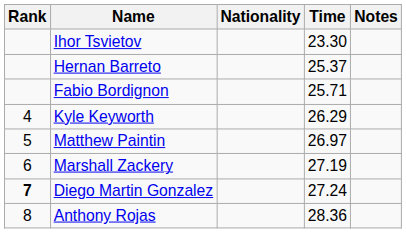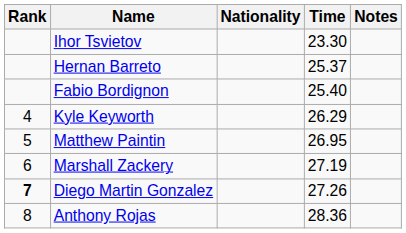(327, 91) 25.71 -> (327, 91) 25.40
(327, 141) 26.97 -> (327, 141) 26.95
(327, 191) 27.24 -> (327, 191) 27.26
